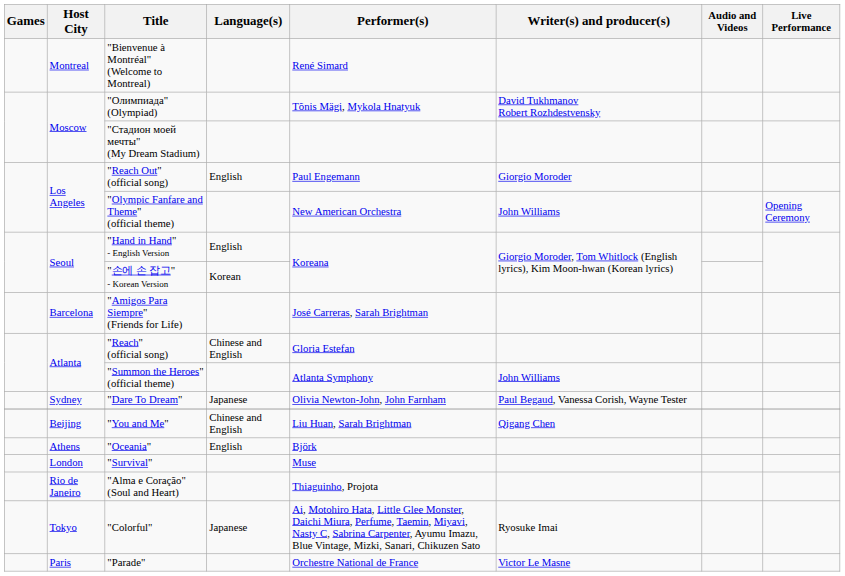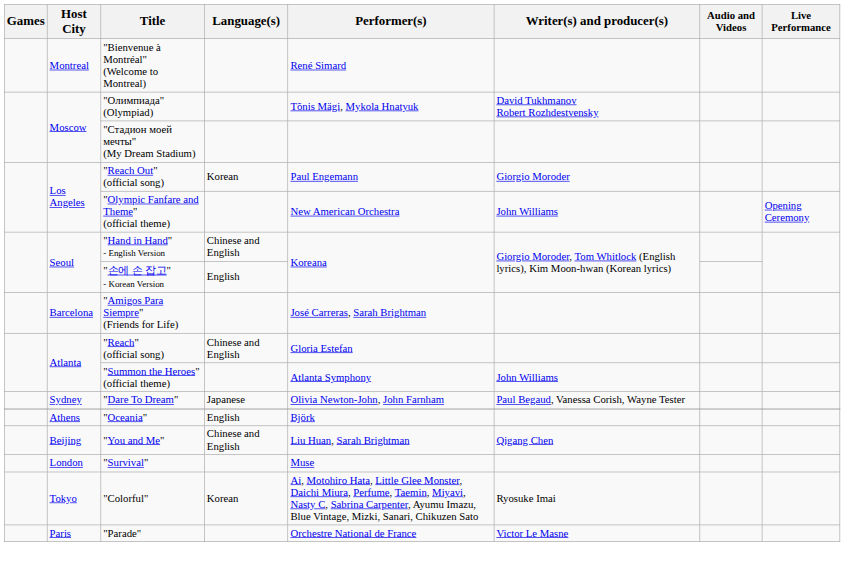(226, 176) English -> (223, 176) Korean
(226, 246) English -> (233, 246) Chinese and English
(225, 277) Korean -> (223, 277) English
rows swapped: (129, 446) <-> (138, 423)
- row: (147, 486)
(228, 527) Japanese -> (223, 498) Korean
